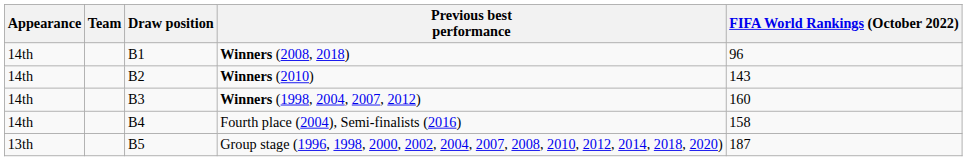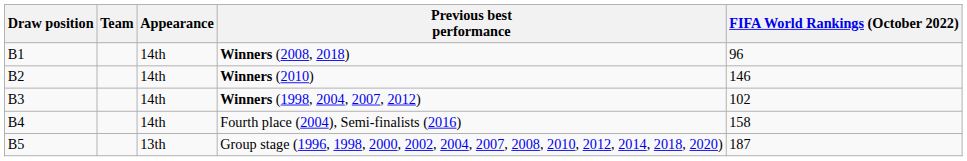columns swapped: (171, 23) <-> (45, 23)
(740, 76) 143 -> (740, 76) 146
(740, 99) 160 -> (740, 99) 102
